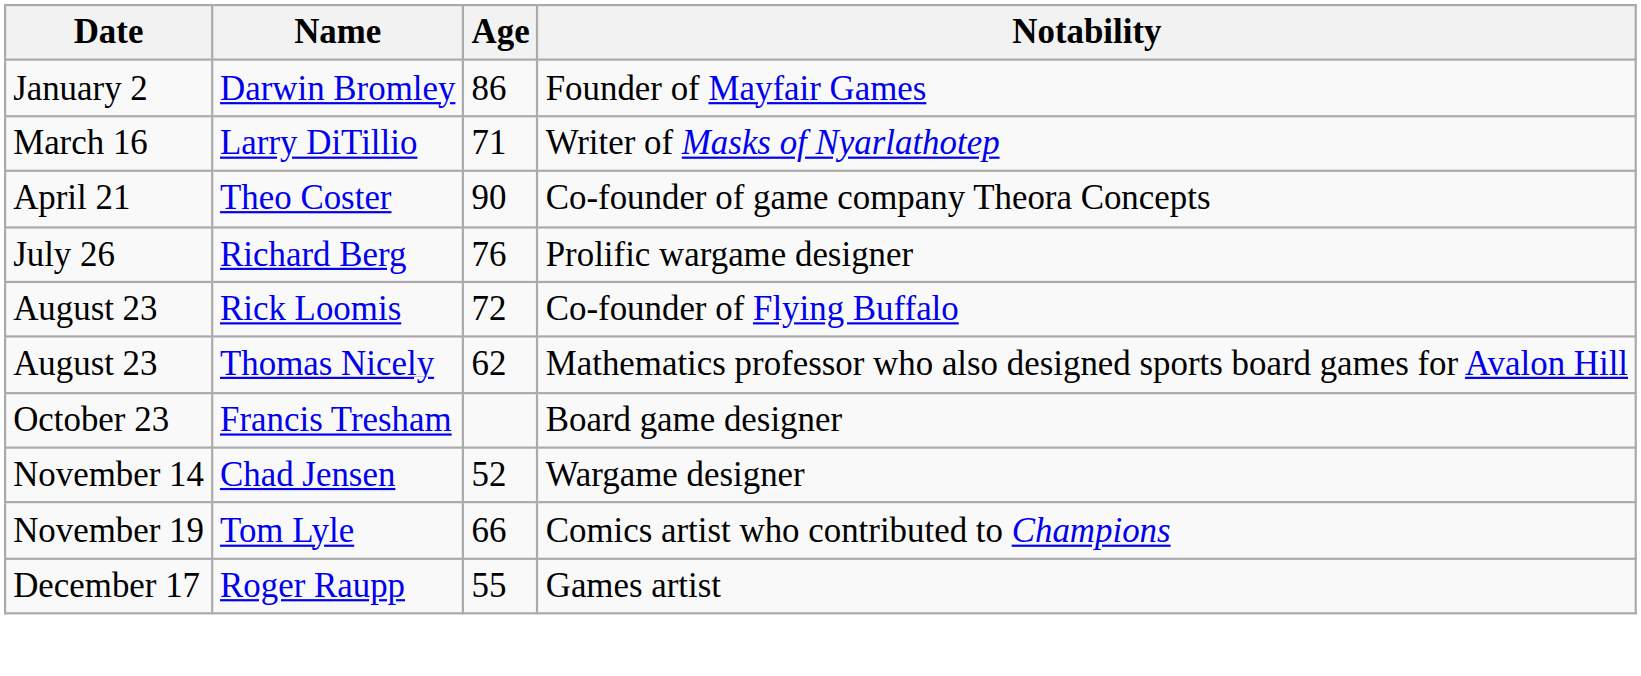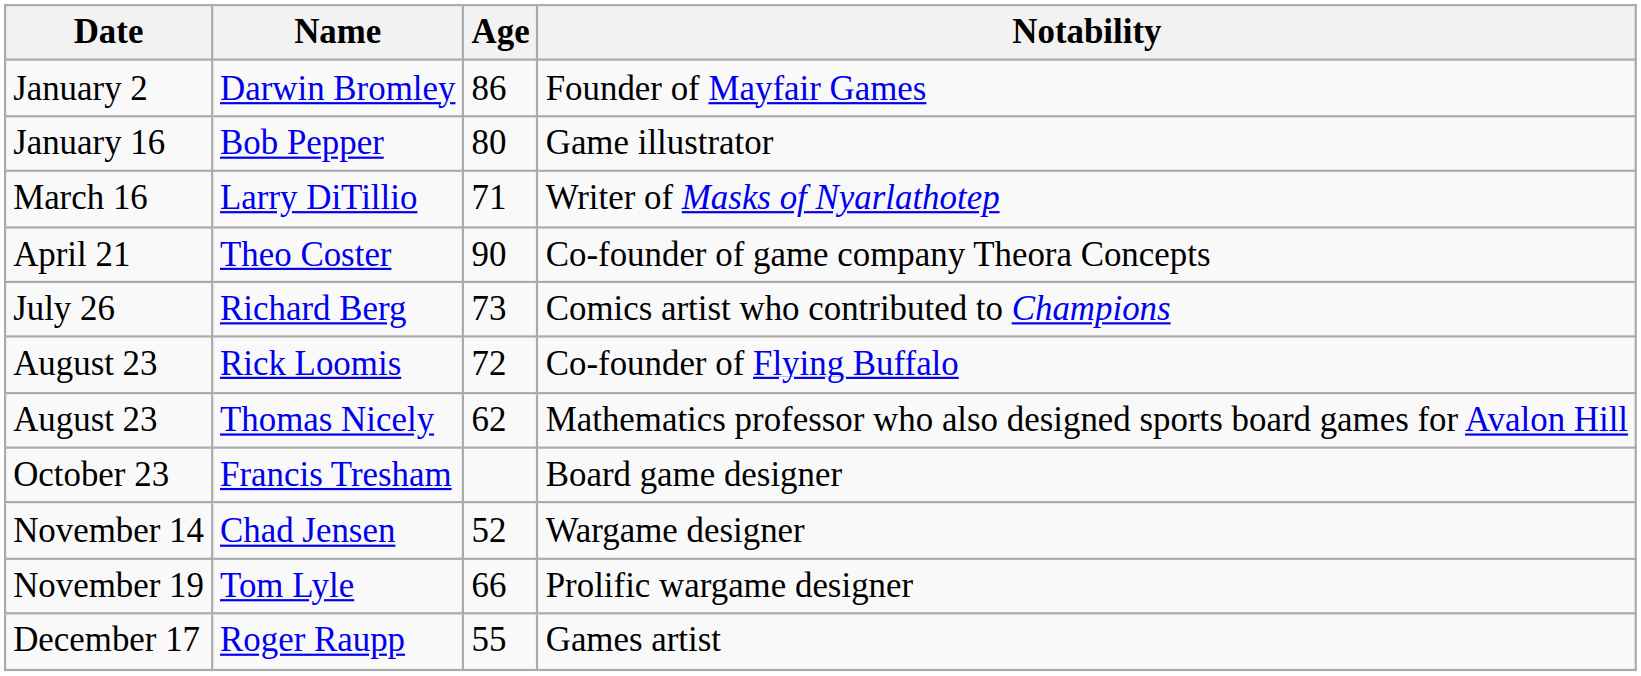+ row: (302, 142)
(489, 253) 76 -> (489, 308) 73
(729, 253) Prolific wargame designer -> (858, 308) Comics artist who contributed to Champions
(858, 530) Comics artist who contributed to Champions -> (729, 585) Prolific wargame designer
